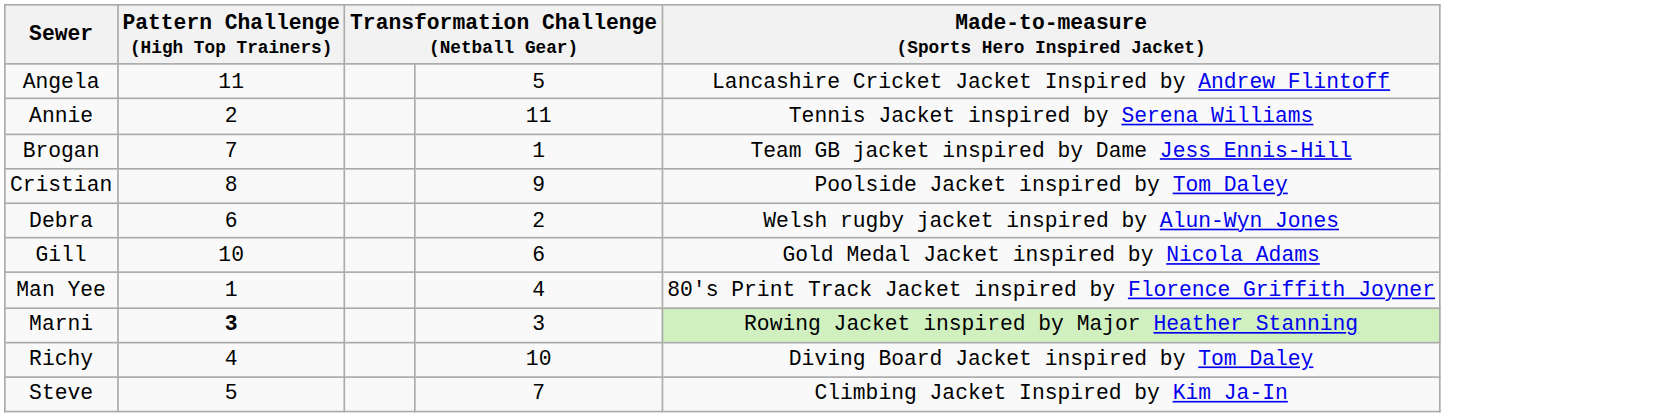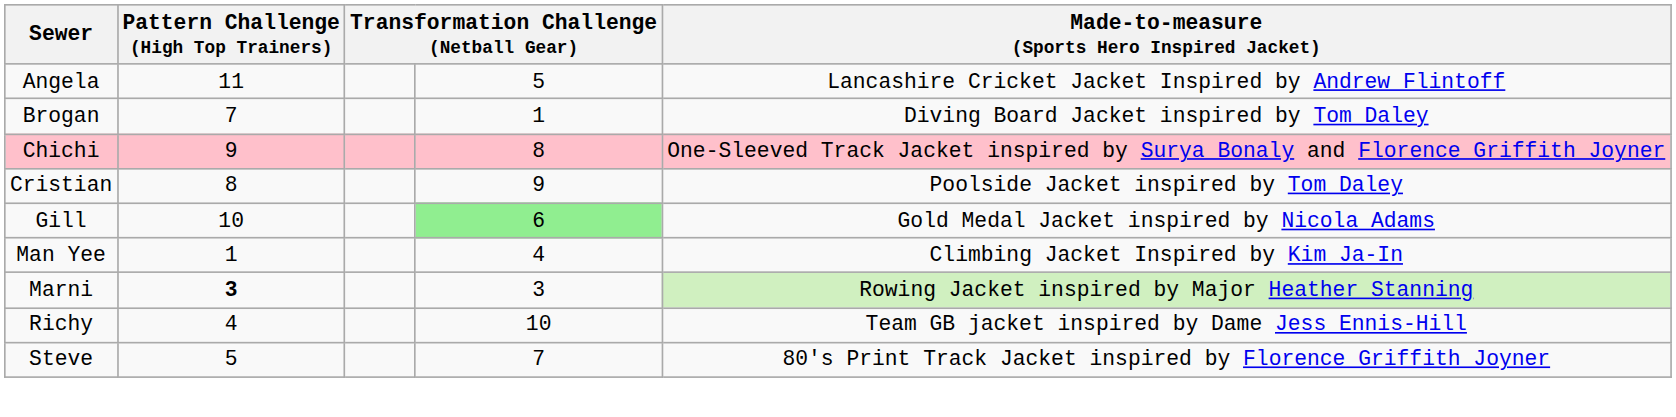- row: (61, 116)
(1051, 151) Team GB jacket inspired by Dame Jess Ennis-Hill -> (1166, 116) Diving Board Jacket inspired by Tom Daley
+ row: (61, 151)
- row: (61, 221)
(539, 255) no background -> (539, 221) lightgreen background
(1051, 290) 80's Print Track Jacket inspired by Florence Griffith Joyner -> (1166, 255) Climbing Jacket Inspired by Kim Ja-In
(1051, 360) Diving Board Jacket inspired by Tom Daley -> (1166, 325) Team GB jacket inspired by Dame Jess Ennis-Hill
(1051, 394) Climbing Jacket Inspired by Kim Ja-In -> (1166, 360) 80's Print Track Jacket inspired by Florence Griffith Joyner
